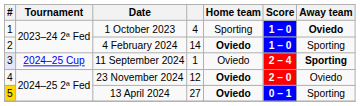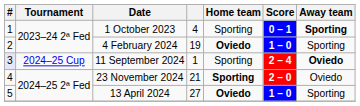(280, 29) 1 – 0 -> (280, 29) 0 – 1
(326, 29) Oviedo -> (326, 29) Sporting
(195, 45) 14 -> (195, 45) 19
(233, 61) Oviedo -> (233, 61) Sporting
(326, 61) Sporting -> (326, 61) Oviedo
(195, 77) 12 -> (195, 77) 21
(233, 77) Oviedo -> (233, 77) Sporting
(10, 93) gold background -> (10, 93) no background
(280, 93) 0 – 1 -> (280, 93) 1 – 0
